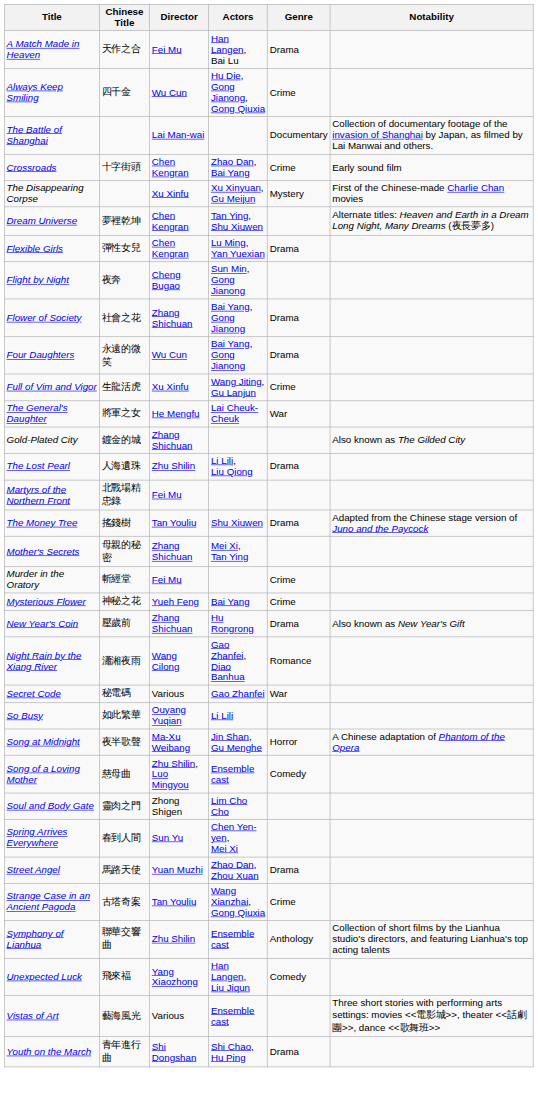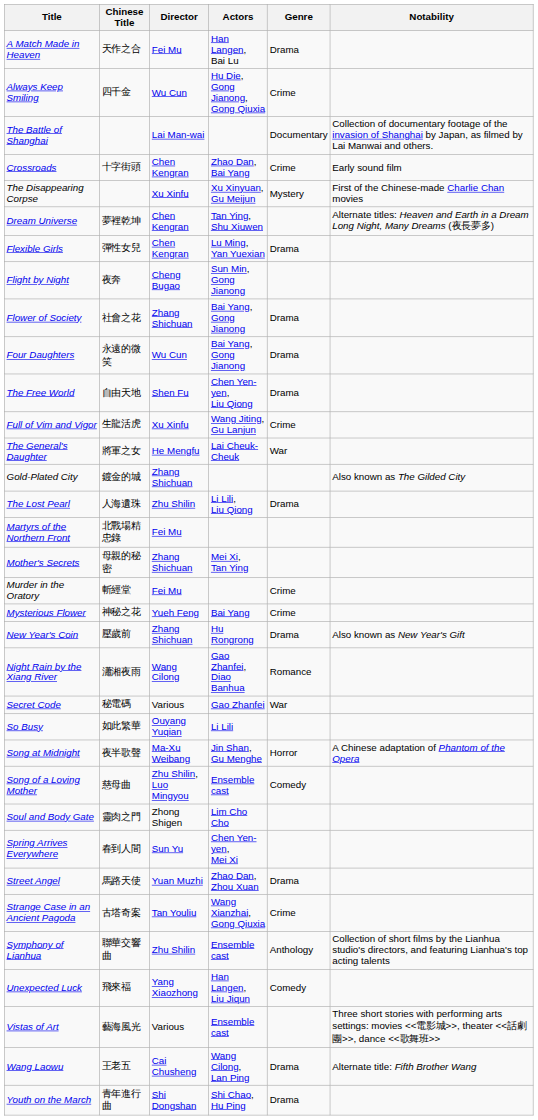+ row: (40, 392)
- row: (42, 523)
+ row: (35, 1066)
